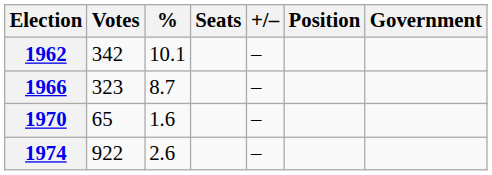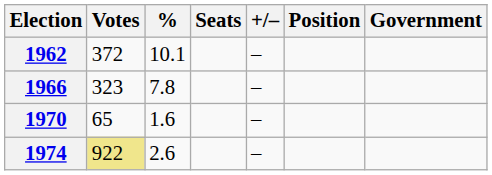(107, 53) 342 -> (107, 53) 372
(162, 86) 8.7 -> (162, 86) 7.8
(107, 152) no background -> (107, 152) khaki background
